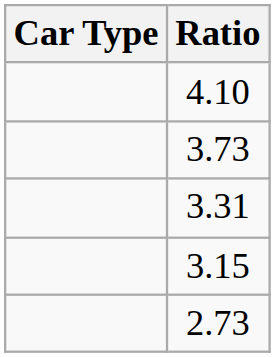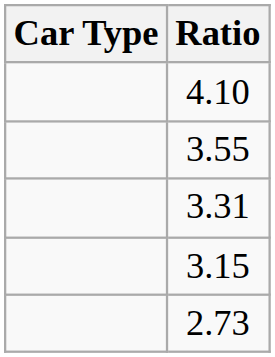- row: (218, 149)
+ row: (218, 149)
